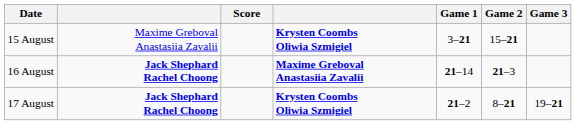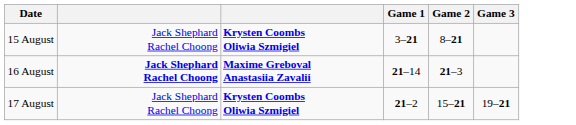- column: (247, 14)
(176, 39) Maxime Greboval Anastasiia Zavalii -> (183, 39) Jack Shephard Rachel Choong
(504, 39) 15–21 -> (451, 39) 8–21
(181, 104) bold -> (183, 104) normal
(504, 104) 8–21 -> (451, 104) 15–21
